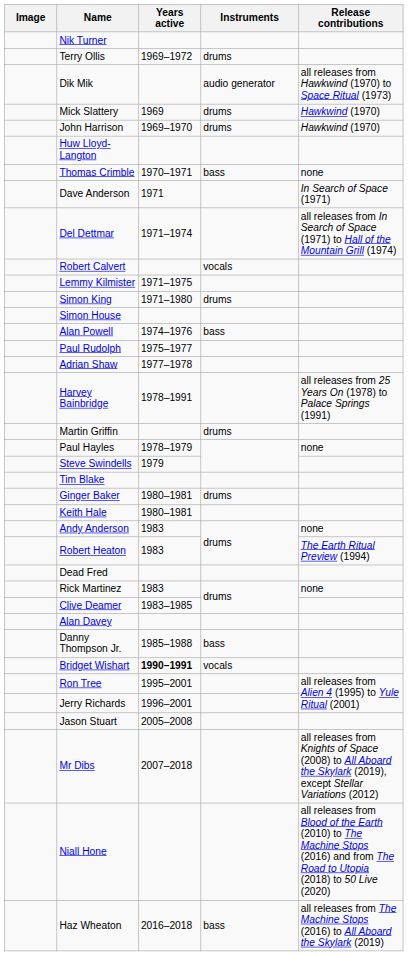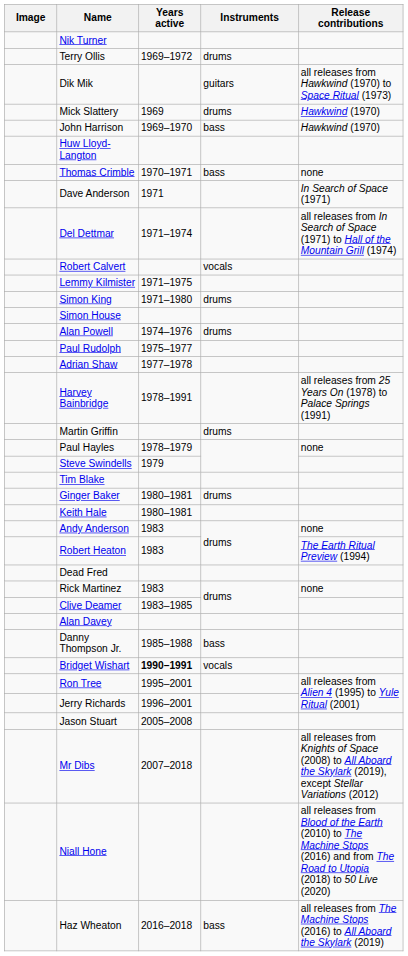(239, 84) audio generator -> (219, 84) guitars
(217, 128) drums -> (214, 128) bass
(214, 332) bass -> (217, 332) drums
